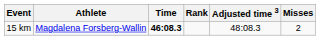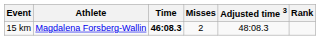columns swapped: (298, 13) <-> (197, 13)
